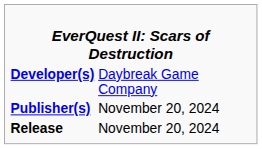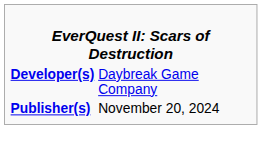- row: (37, 128)
